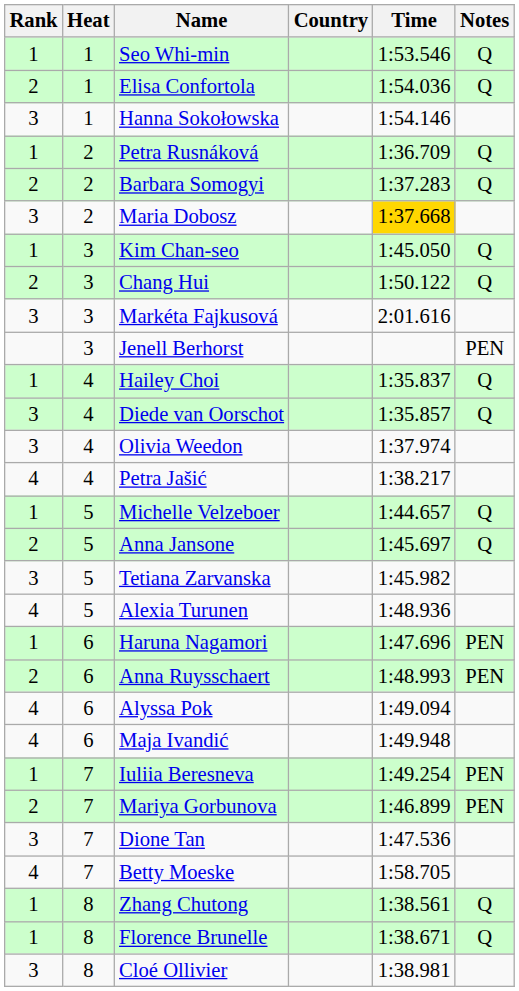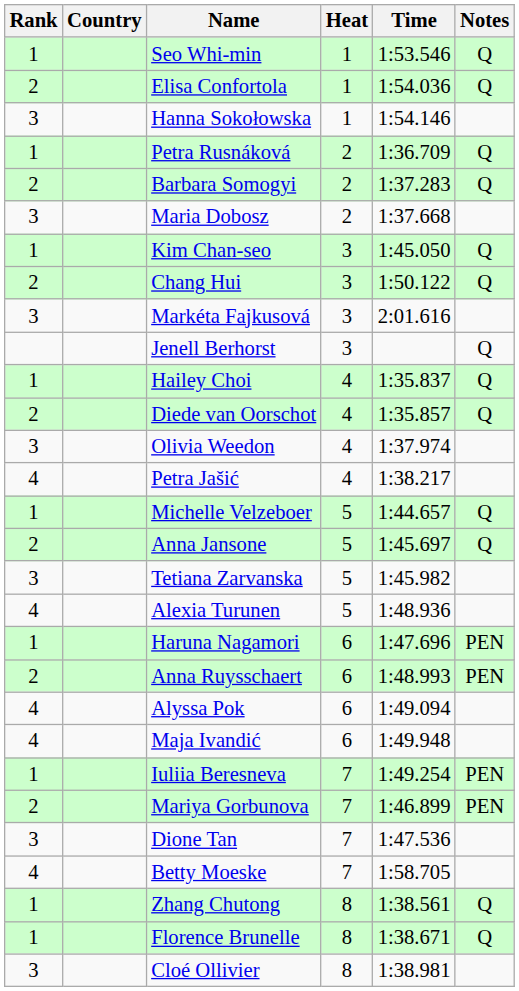columns swapped: (88, 20) <-> (331, 20)
(414, 217) gold background -> (414, 217) no background
(485, 348) PEN -> (485, 348) Q
(33, 413) 3 -> (33, 413) 2
